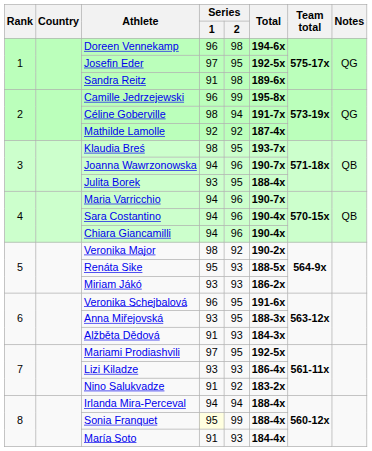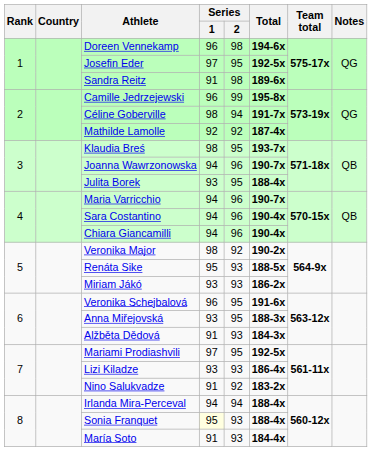(237, 421) 99 -> (237, 421) 93
